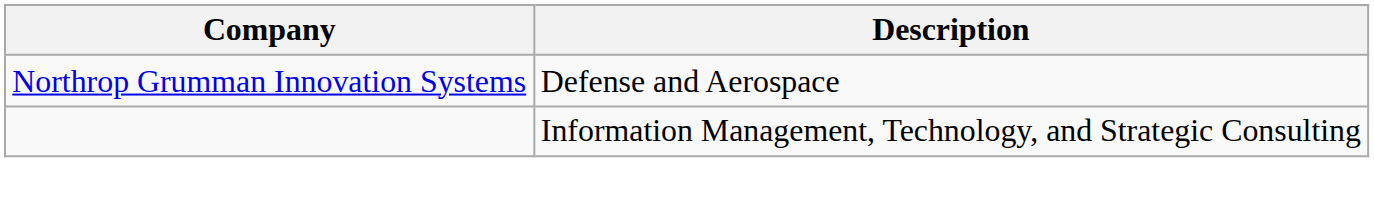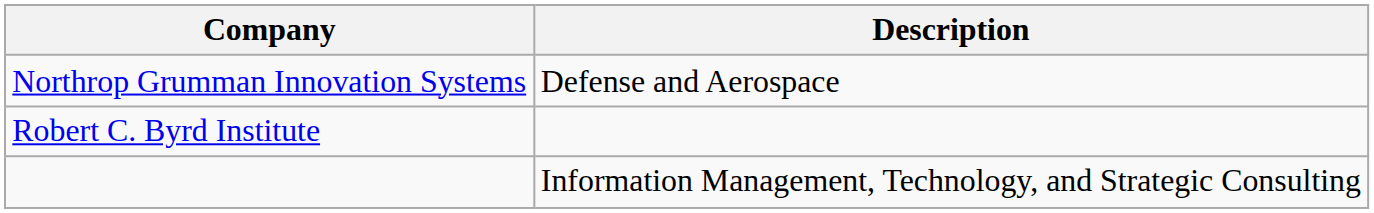+ row: (166, 130)
